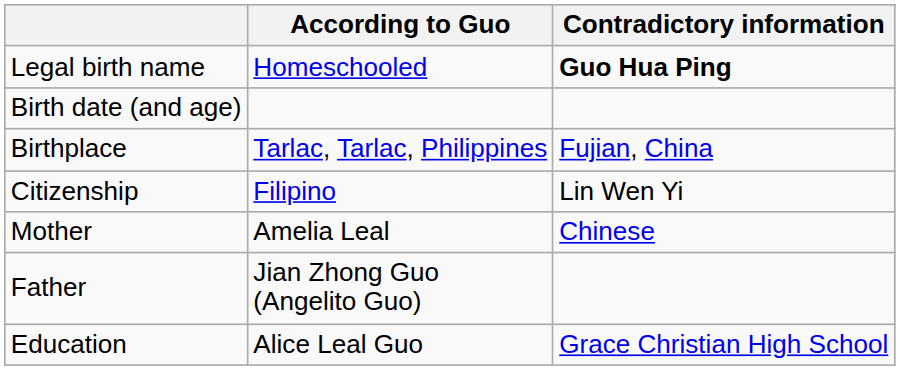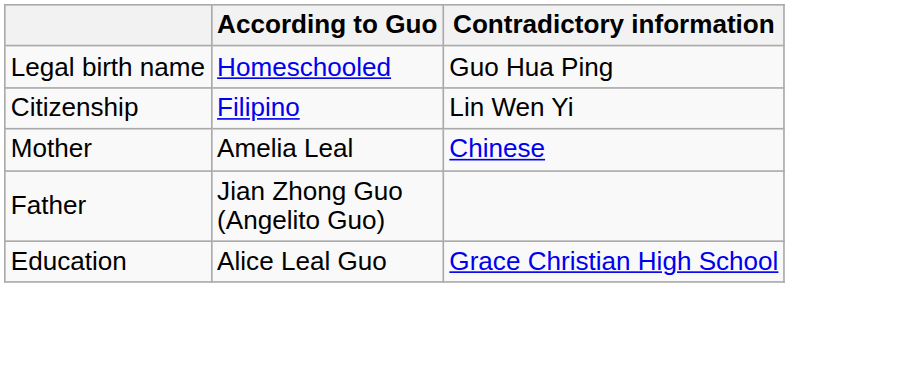(645, 66) bold -> (531, 66) normal
- row: (126, 107)
- row: (69, 149)
